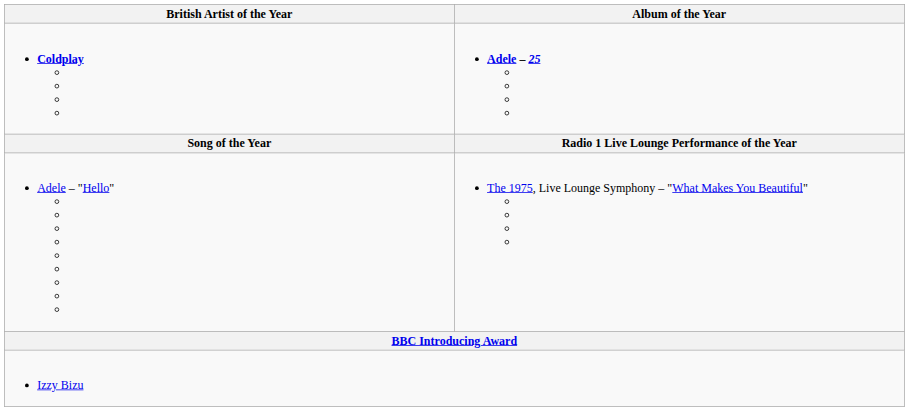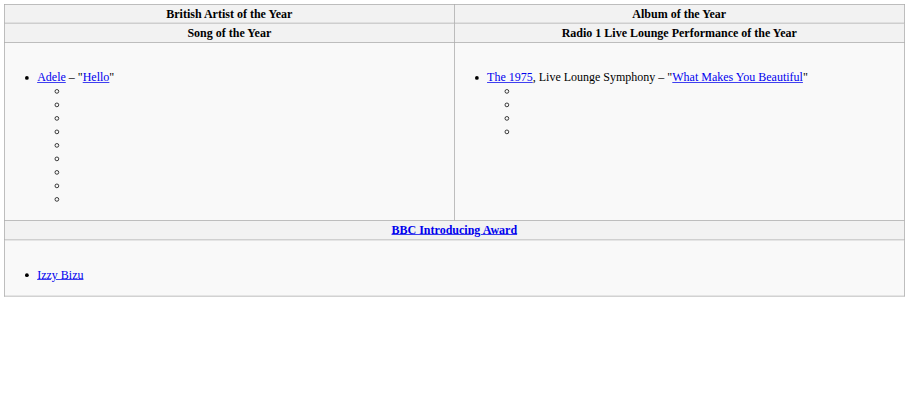- row: (229, 85)
